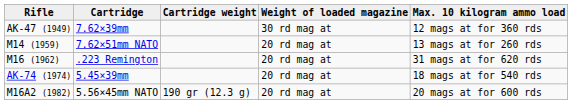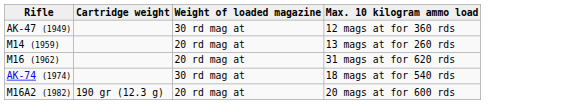- column: (117, 12)
(297, 76) 20 rd mag at -> (210, 76) 30 rd mag at
